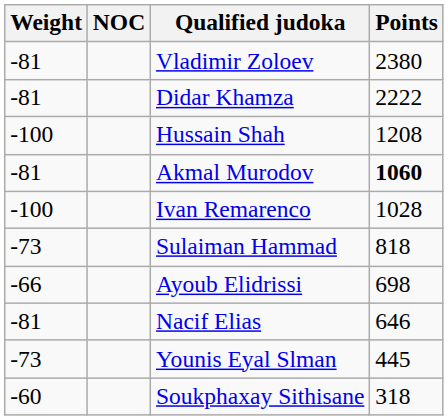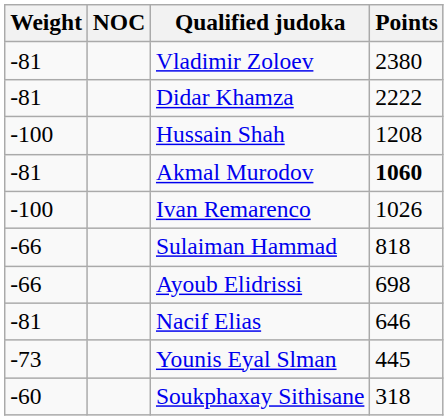(399, 209) 1028 -> (399, 209) 1026
(26, 246) -73 -> (26, 246) -66
